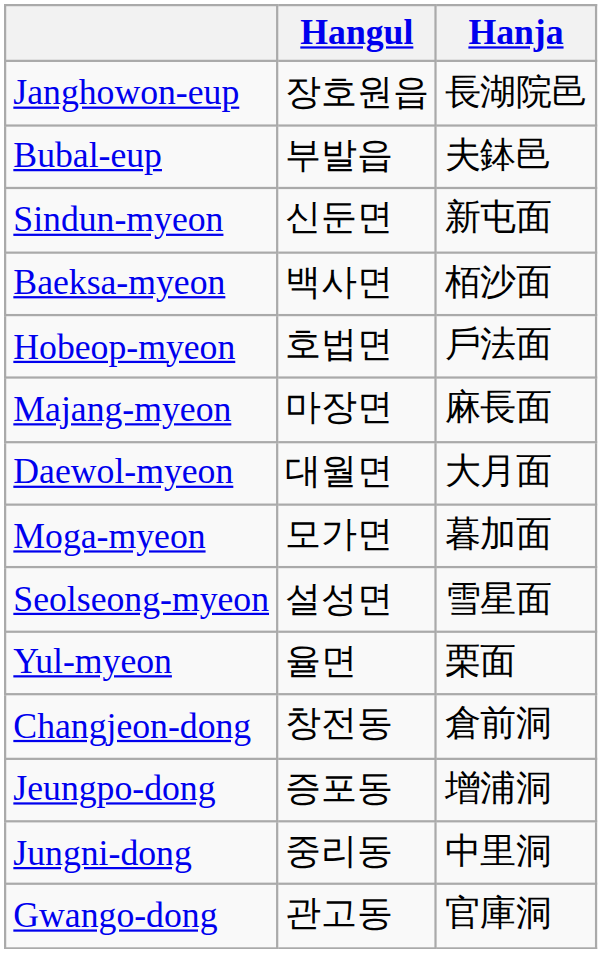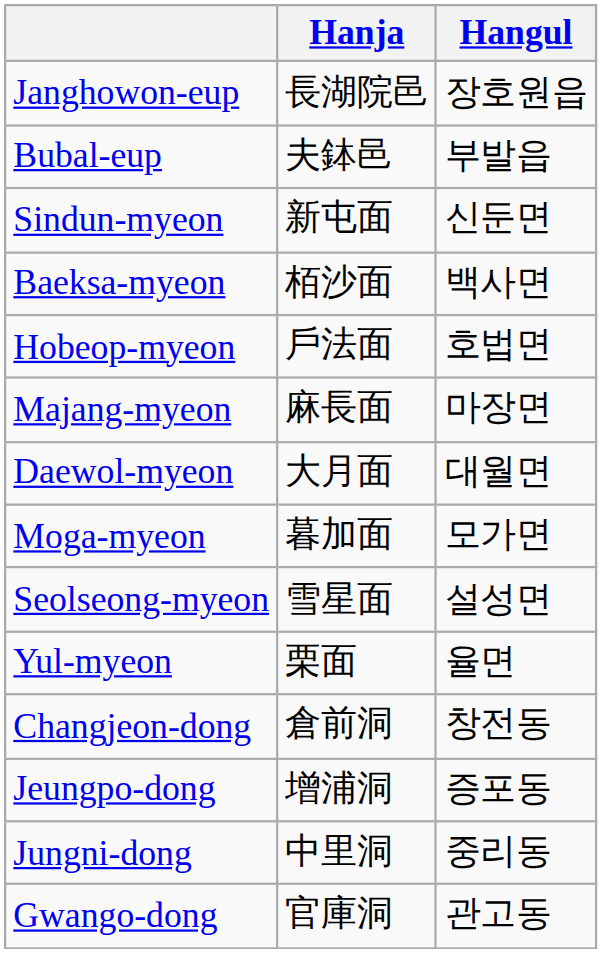columns swapped: (357, 32) <-> (516, 32)
